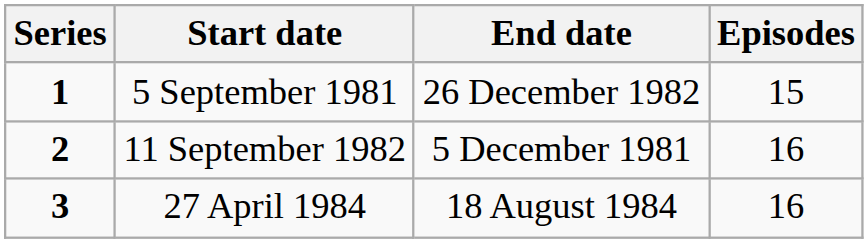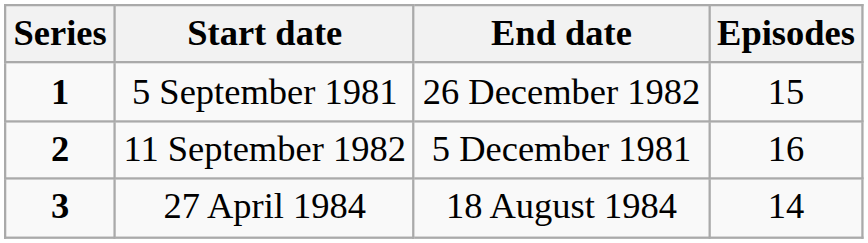(786, 206) 16 -> (786, 206) 14
